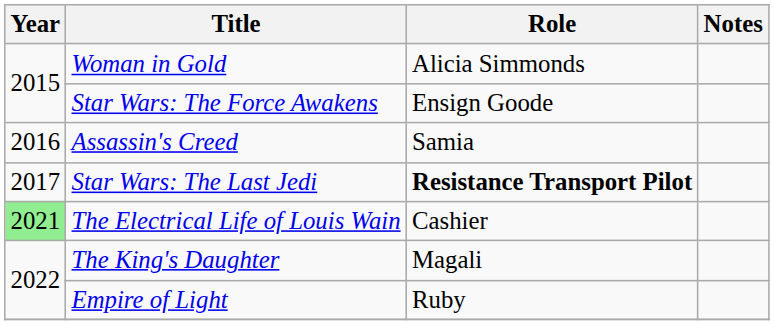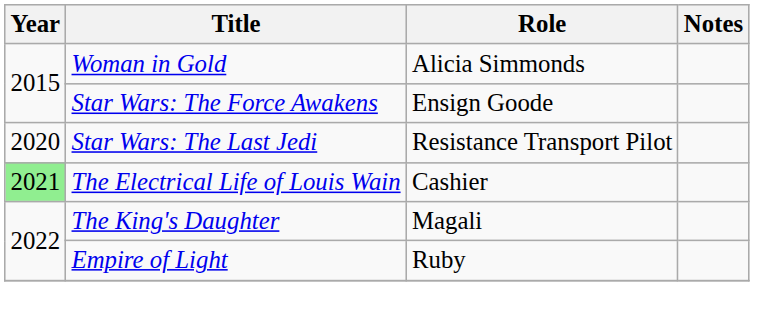- row: (155, 142)
(35, 181) 2017 -> (35, 142) 2020
(552, 181) bold -> (542, 142) normal
